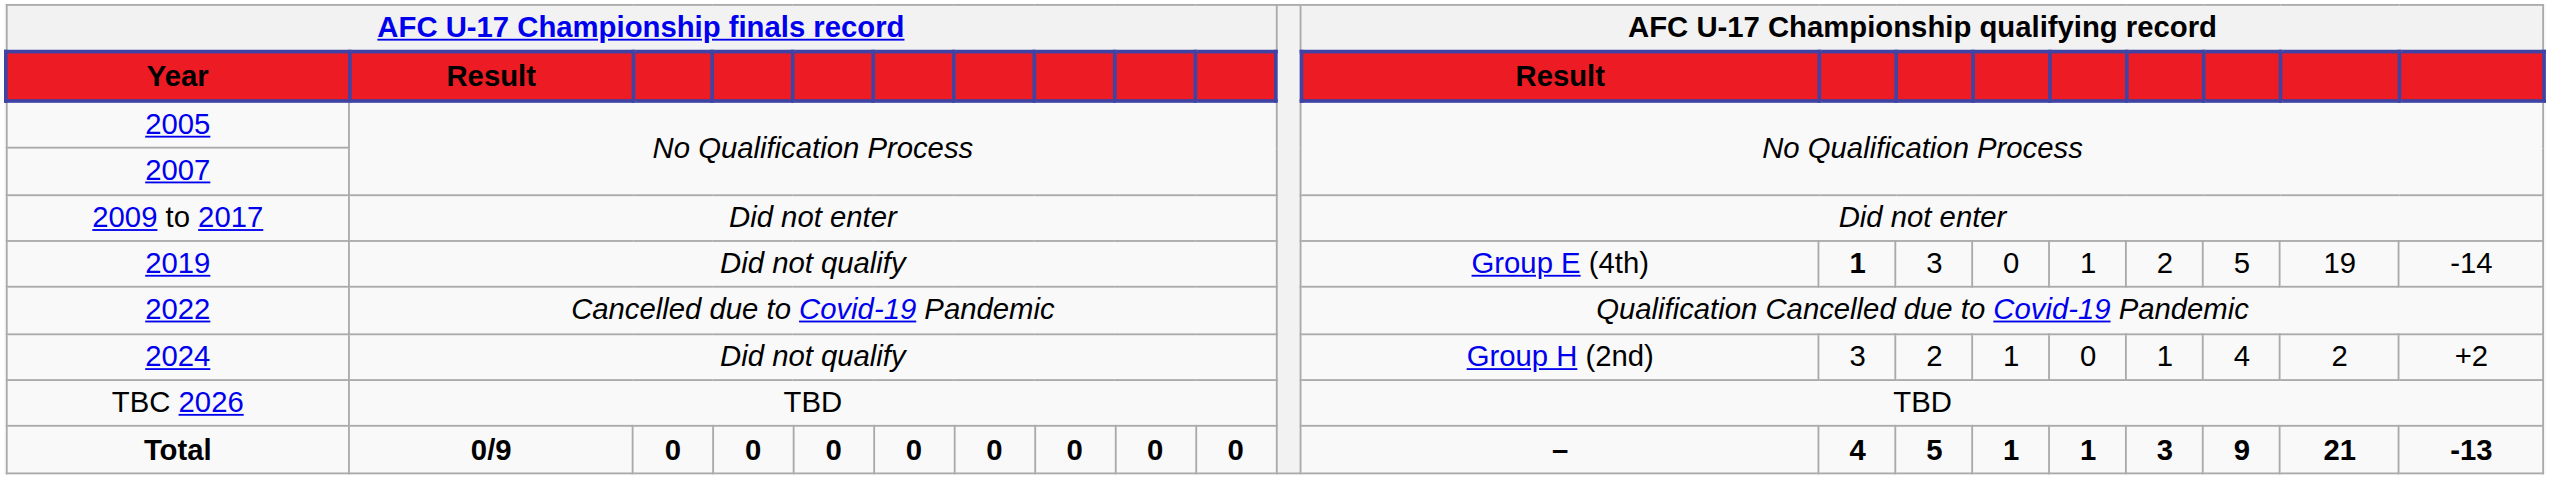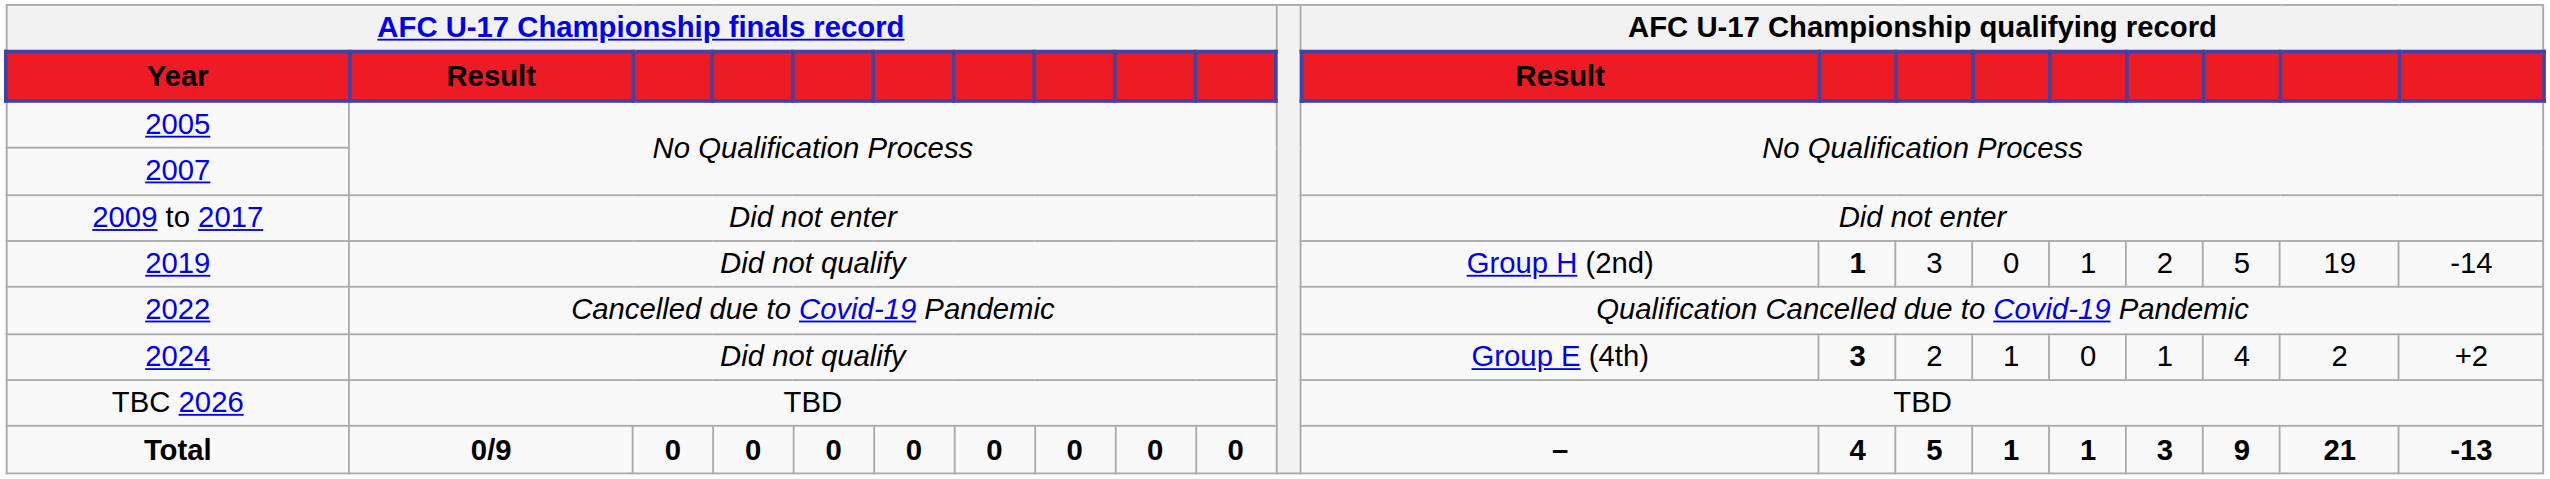(1560, 263) Group E (4th) -> (1560, 263) Group H (2nd)
(1560, 356) Group H (2nd) -> (1560, 356) Group E (4th)
(1858, 356) normal -> (1858, 356) bold
